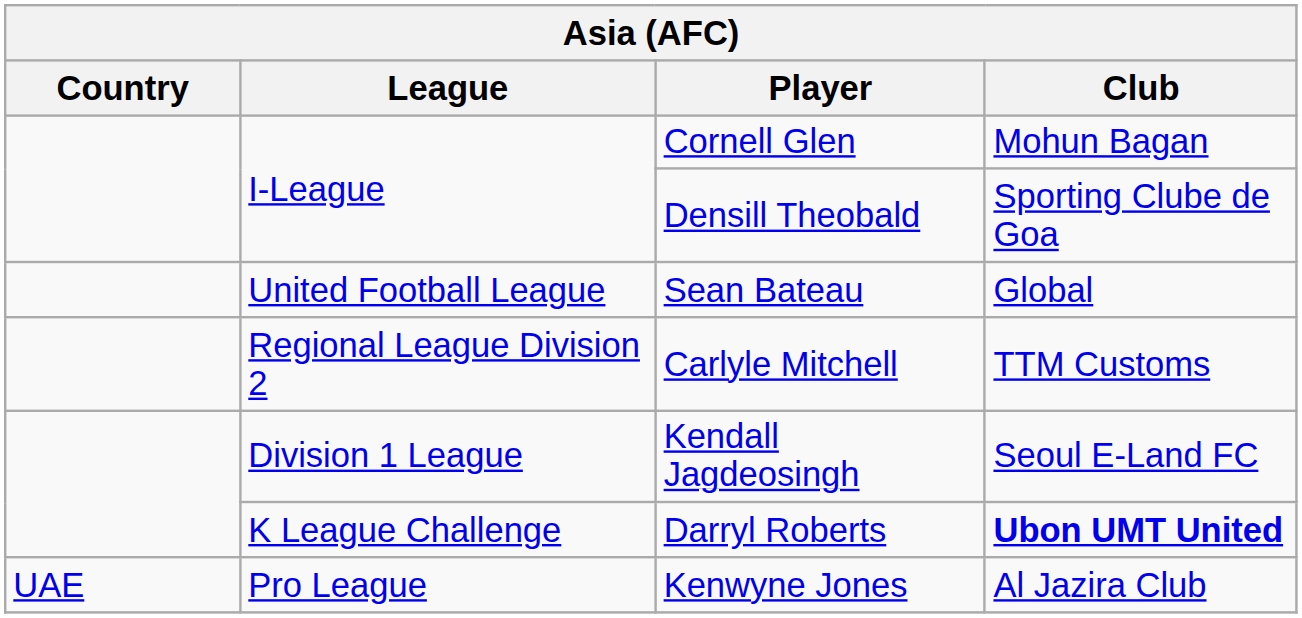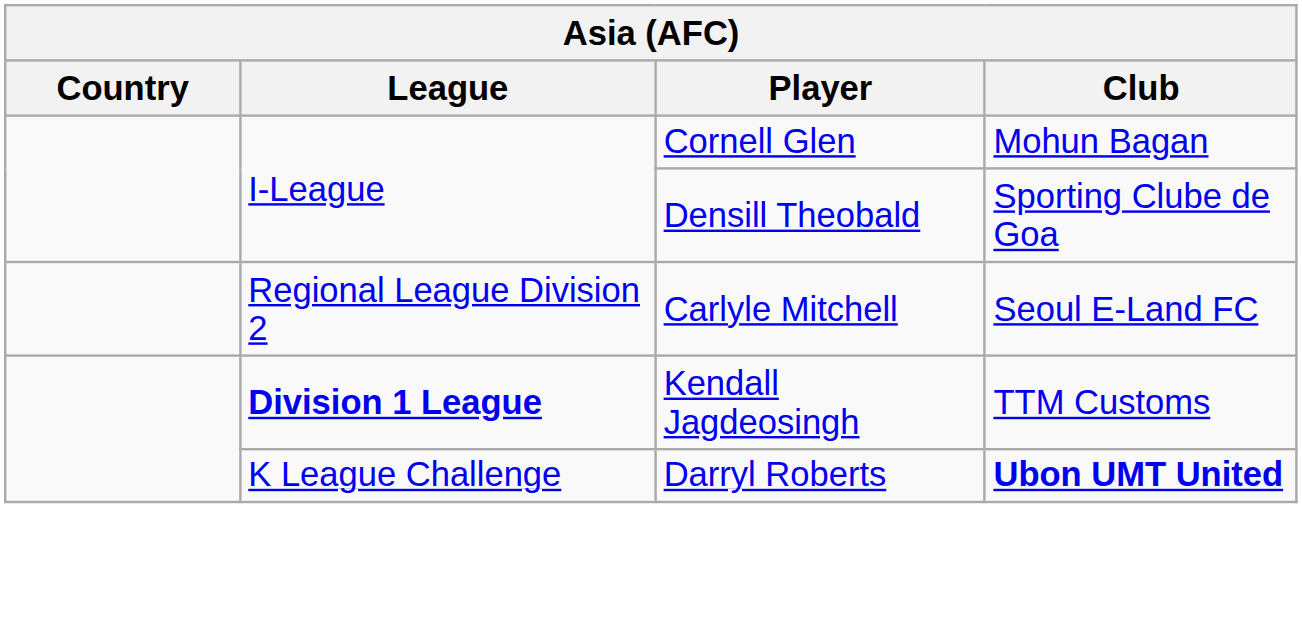- row: (763, 290)
(1102, 363) TTM Customs -> (1126, 309) Seoul E-Land FC
(386, 456) normal -> (395, 402) bold
(1126, 456) Seoul E-Land FC -> (1102, 402) TTM Customs
- row: (786, 585)
